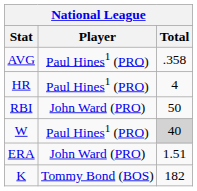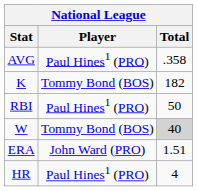rows swapped: (21, 84) <-> (21, 175)
(97, 107) John Ward (PRO) -> (97, 105) Paul Hines1 (PRO)
(97, 130) Paul Hines1 (PRO) -> (97, 129) Tommy Bond (BOS)
